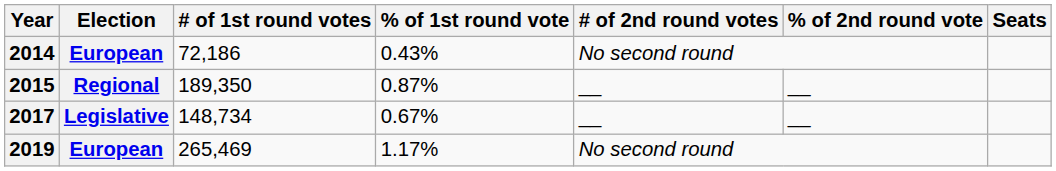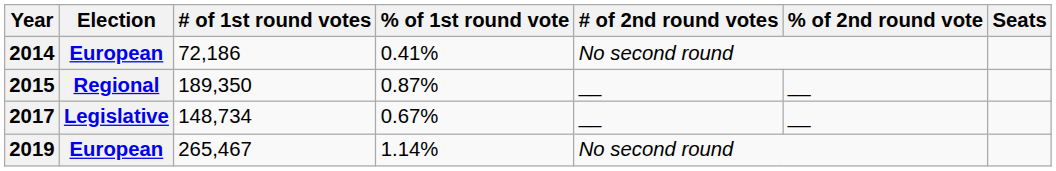(410, 52) 0.43% -> (410, 52) 0.41%
(215, 149) 265,469 -> (215, 149) 265,467
(410, 149) 1.17% -> (410, 149) 1.14%
